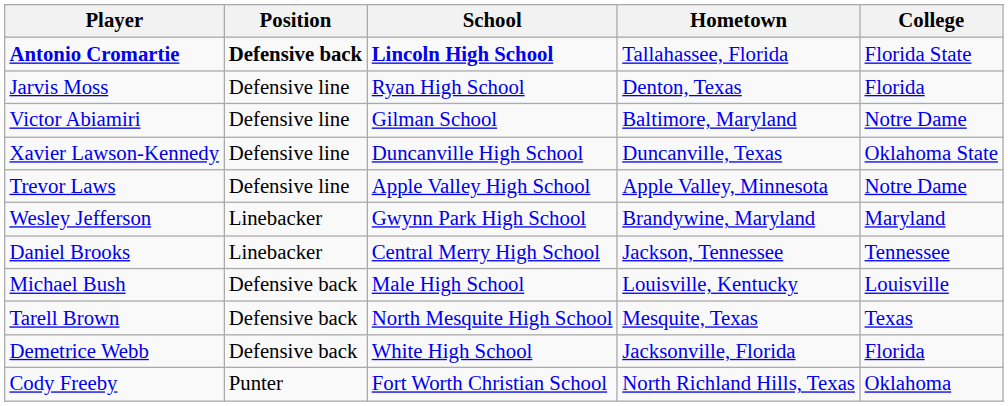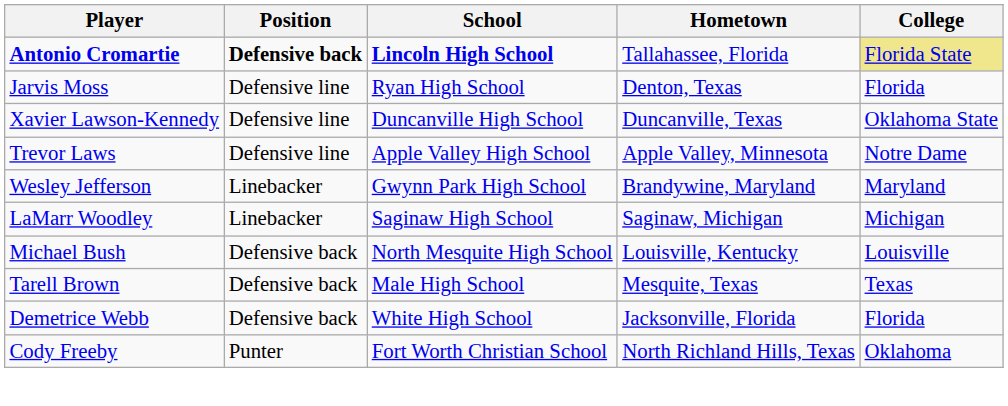(918, 53) no background -> (918, 53) khaki background
- row: (75, 119)
- row: (70, 251)
+ row: (81, 218)
(448, 284) Male High School -> (492, 251) North Mesquite High School
(492, 317) North Mesquite High School -> (448, 284) Male High School
